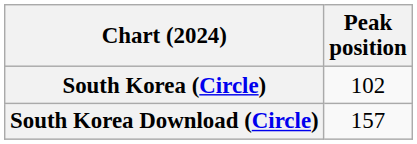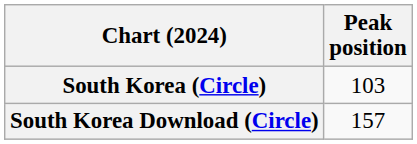(368, 84) 102 -> (368, 84) 103
